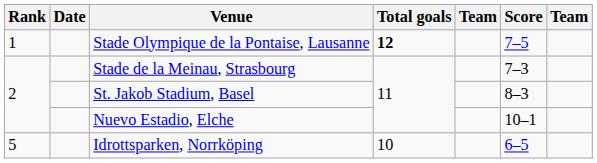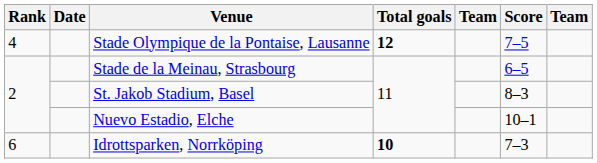(12, 42) 1 -> (12, 42) 4
(516, 68) 7–3 -> (516, 68) 6–5
(12, 145) 5 -> (12, 145) 6
(385, 145) normal -> (385, 145) bold
(516, 145) 6–5 -> (516, 145) 7–3
